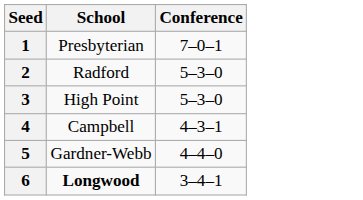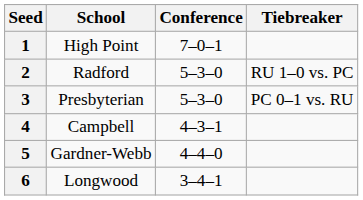+ column: (302, 18)
(101, 45) Presbyterian -> (101, 45) High Point
(101, 99) High Point -> (101, 99) Presbyterian
(101, 180) bold -> (101, 180) normal
